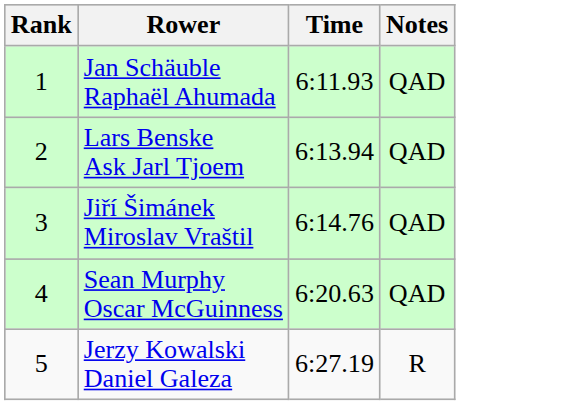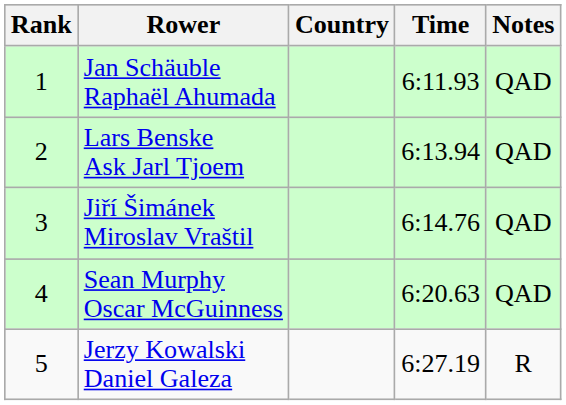+ column: (342, 25)
